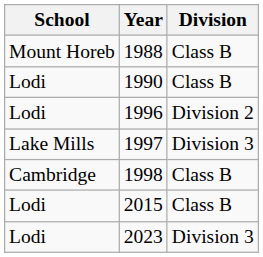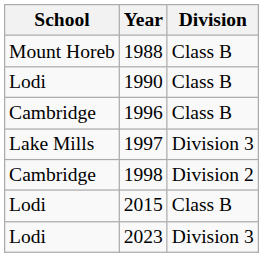(28, 112) Lodi -> (52, 112) Cambridge
(213, 112) Division 2 -> (202, 112) Class B
(202, 174) Class B -> (213, 174) Division 2
